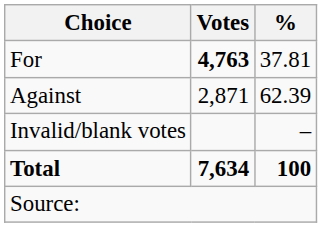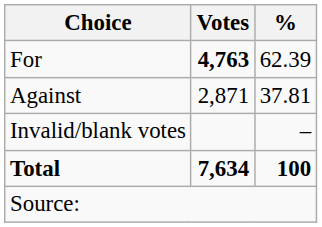(285, 58) 37.81 -> (285, 58) 62.39
(285, 95) 62.39 -> (285, 95) 37.81
